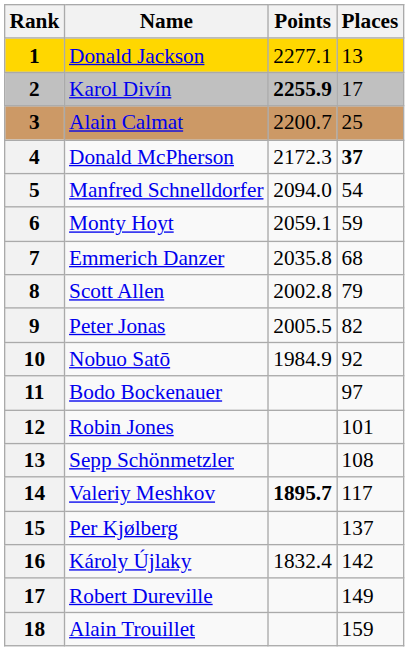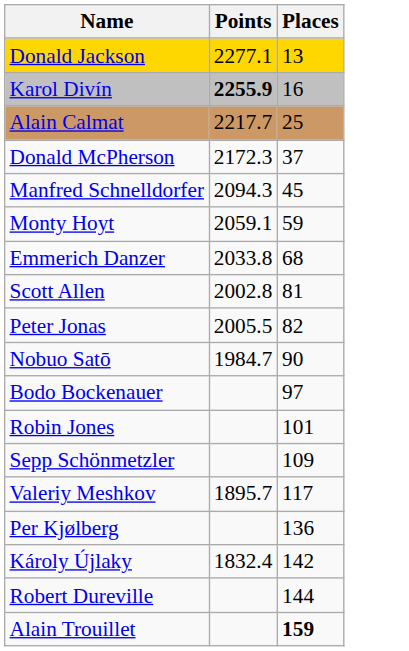- column: (34, 21)
(352, 88) 17 -> (293, 88) 16
(303, 122) 2200.7 -> (243, 122) 2217.7
(352, 156) bold -> (293, 156) normal
(303, 190) 2094.0 -> (243, 190) 2094.3
(352, 190) 54 -> (293, 190) 45
(303, 257) 2035.8 -> (243, 257) 2033.8
(352, 291) 79 -> (293, 291) 81
(303, 358) 1984.9 -> (243, 358) 1984.7
(352, 358) 92 -> (293, 358) 90
(358, 460) 108 -> (298, 460) 109
(303, 493) bold -> (243, 493) normal
(358, 527) 137 -> (298, 527) 136
(358, 595) 149 -> (298, 595) 144
(358, 628) normal -> (298, 628) bold
